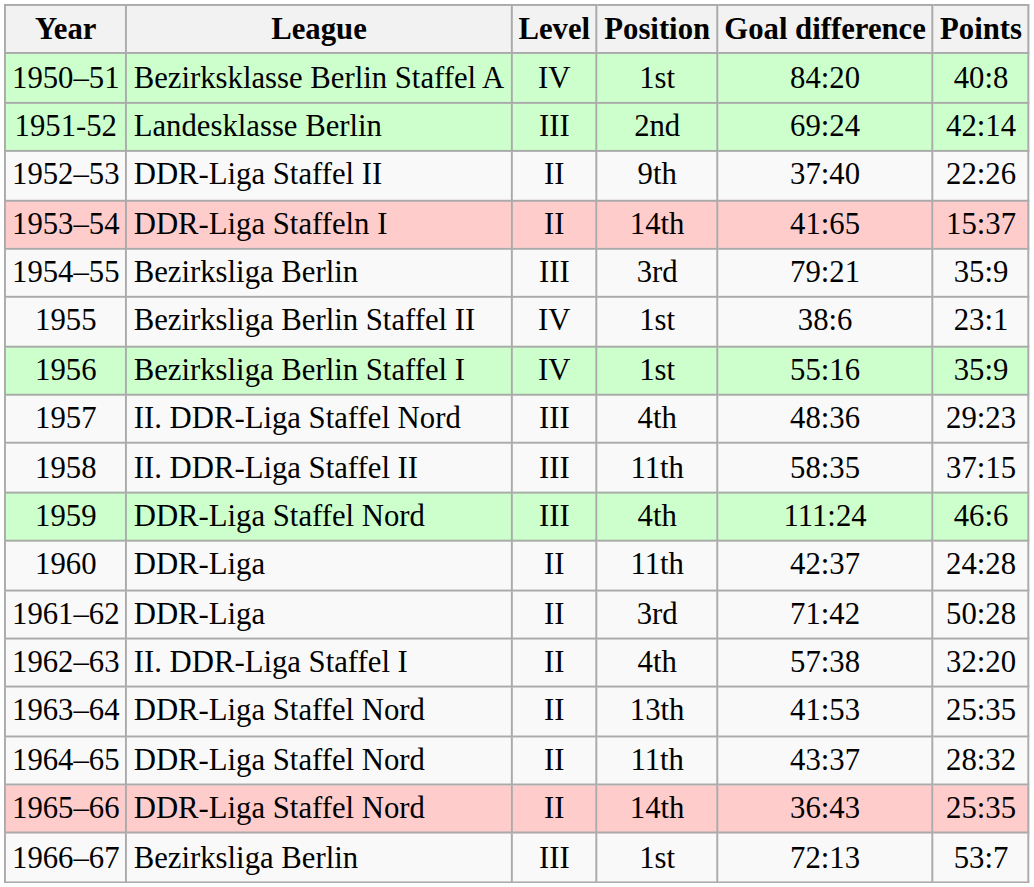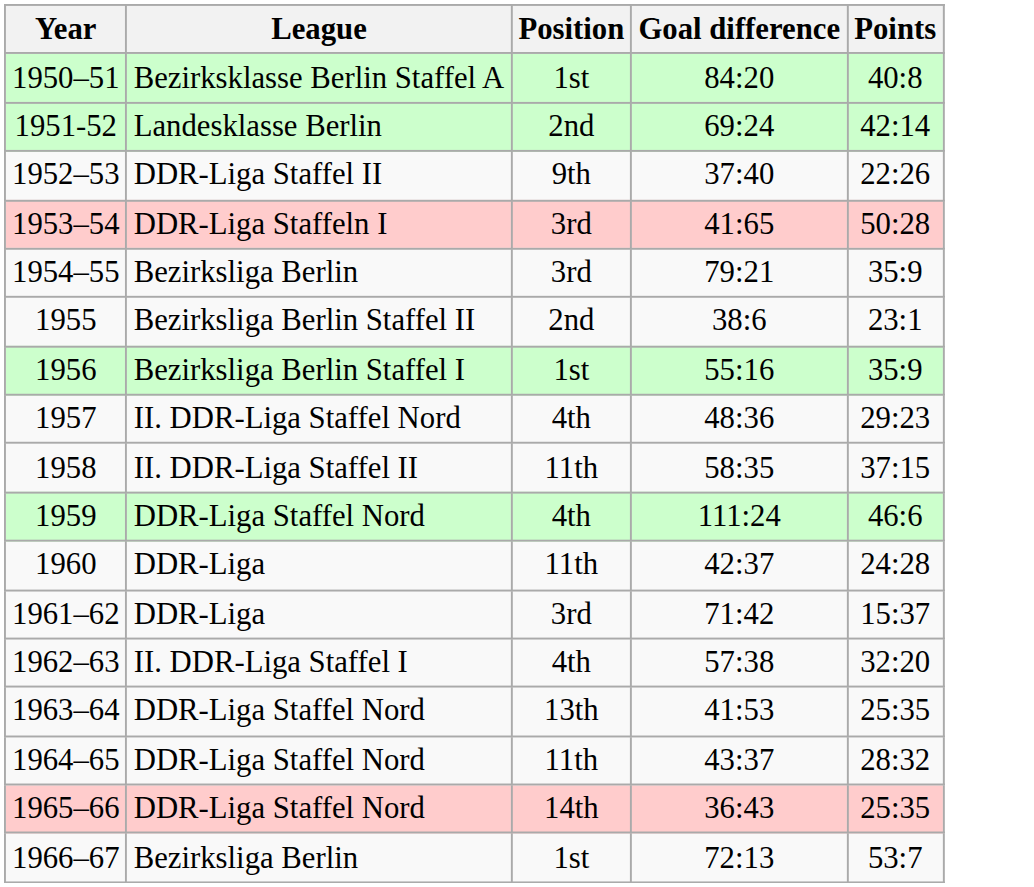- column: (554, 28)
(657, 223) 14th -> (571, 223) 3rd
(981, 223) 15:37 -> (895, 223) 50:28
(657, 321) 1st -> (571, 321) 2nd
(981, 613) 50:28 -> (895, 613) 15:37
